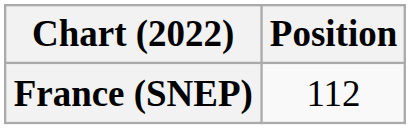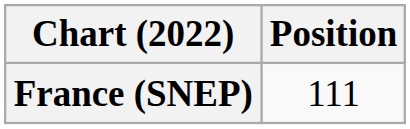(334, 92) 112 -> (334, 92) 111
